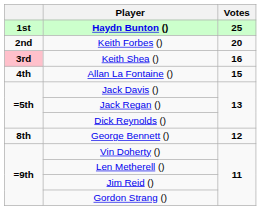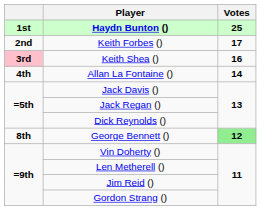(237, 43) 20 -> (237, 43) 17
(237, 74) 15 -> (237, 74) 14
(237, 136) no background -> (237, 136) lightgreen background
